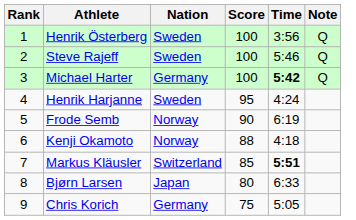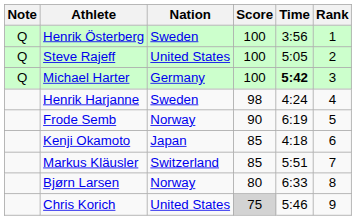columns swapped: (24, 15) <-> (323, 15)
(177, 57) Sweden -> (190, 57) United States
(286, 57) 5:46 -> (295, 57) 5:05
(247, 99) 95 -> (255, 99) 98
(176, 141) Norway -> (168, 141) Japan
(247, 141) 88 -> (255, 141) 85
(286, 162) bold -> (295, 162) normal
(171, 183) Japan -> (173, 183) Norway
(181, 204) Germany -> (190, 204) United States
(247, 204) no background -> (255, 204) lightgrey background
(286, 204) 5:05 -> (295, 204) 5:46
